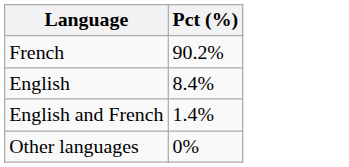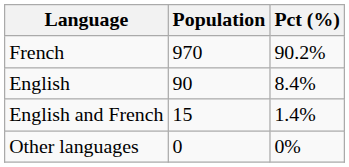+ column: (219, 20)
